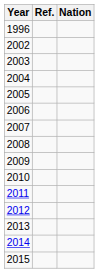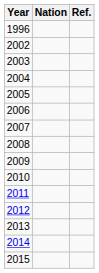columns swapped: (75, 12) <-> (44, 12)
